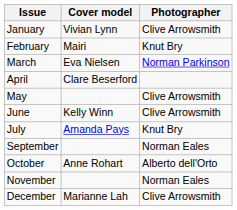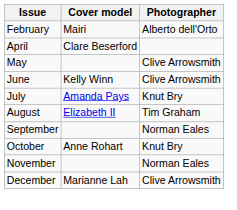- row: (26, 29)
(162, 46) Knut Bry -> (180, 29) Alberto dell'Orto
- row: (21, 63)
+ row: (23, 113)
(180, 163) Alberto dell'Orto -> (162, 146) Knut Bry
